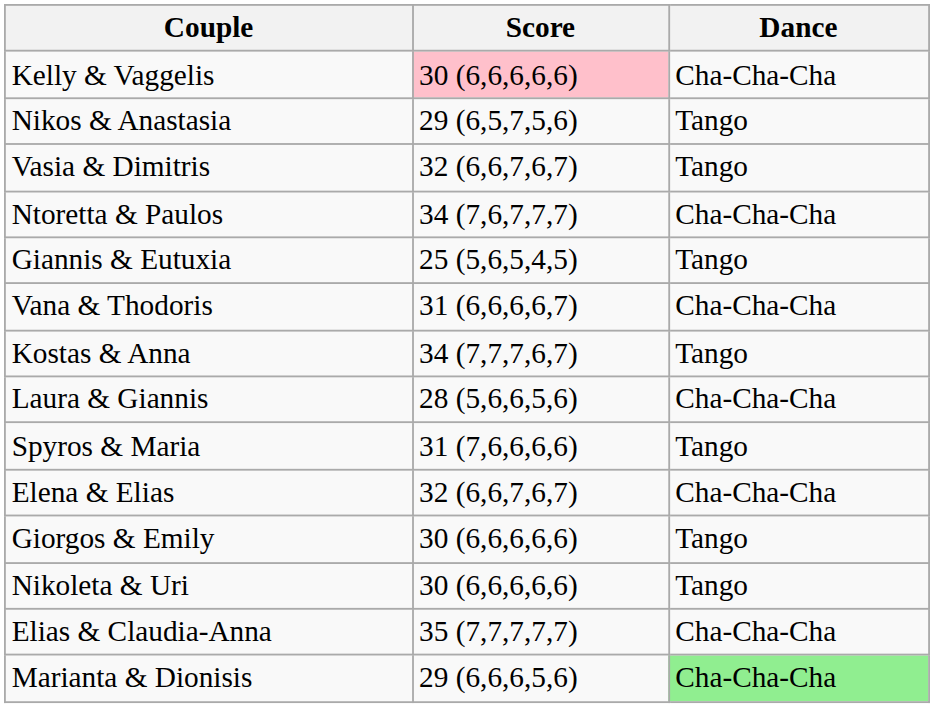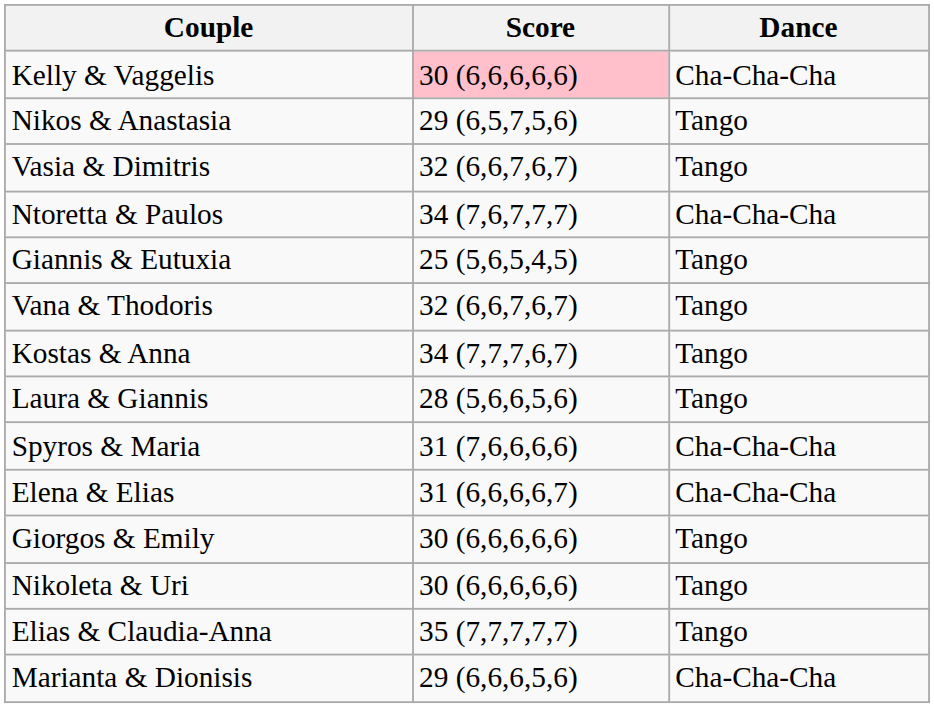(498, 306) 31 (6,6,6,6,7) -> (498, 306) 32 (6,6,7,6,7)
(756, 306) Cha-Cha-Cha -> (712, 306) Tango
(756, 399) Cha-Cha-Cha -> (712, 399) Tango
(712, 445) Tango -> (756, 445) Cha-Cha-Cha
(498, 492) 32 (6,6,7,6,7) -> (498, 492) 31 (6,6,6,6,7)
(756, 631) Cha-Cha-Cha -> (712, 631) Tango
(756, 677) lightgreen background -> (756, 677) no background
